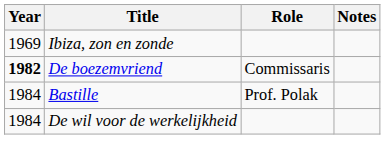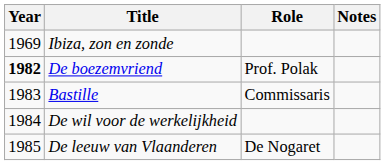(287, 69) Commissaris -> (281, 69) Prof. Polak
(25, 95) 1984 -> (25, 95) 1983
(281, 95) Prof. Polak -> (287, 95) Commissaris
+ row: (133, 146)
